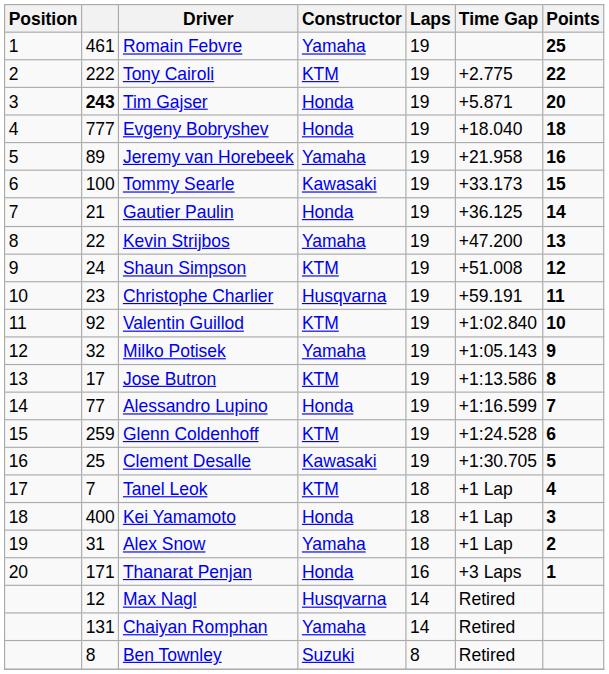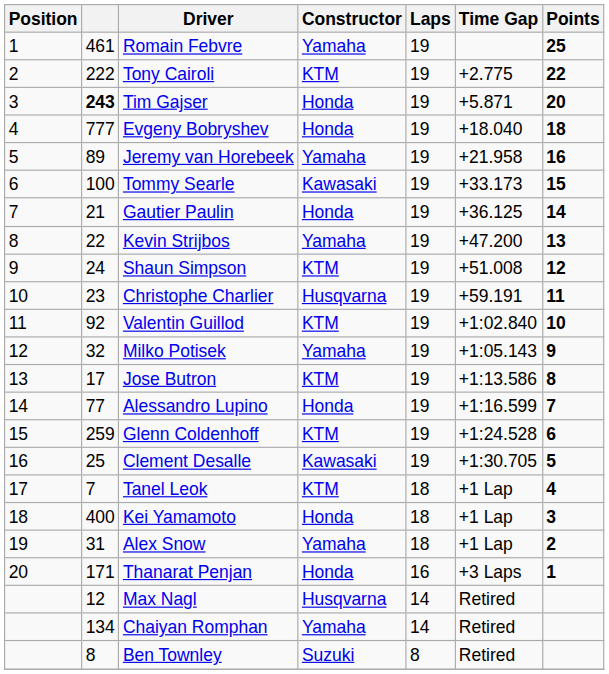(100, 627) 131 -> (100, 627) 134
